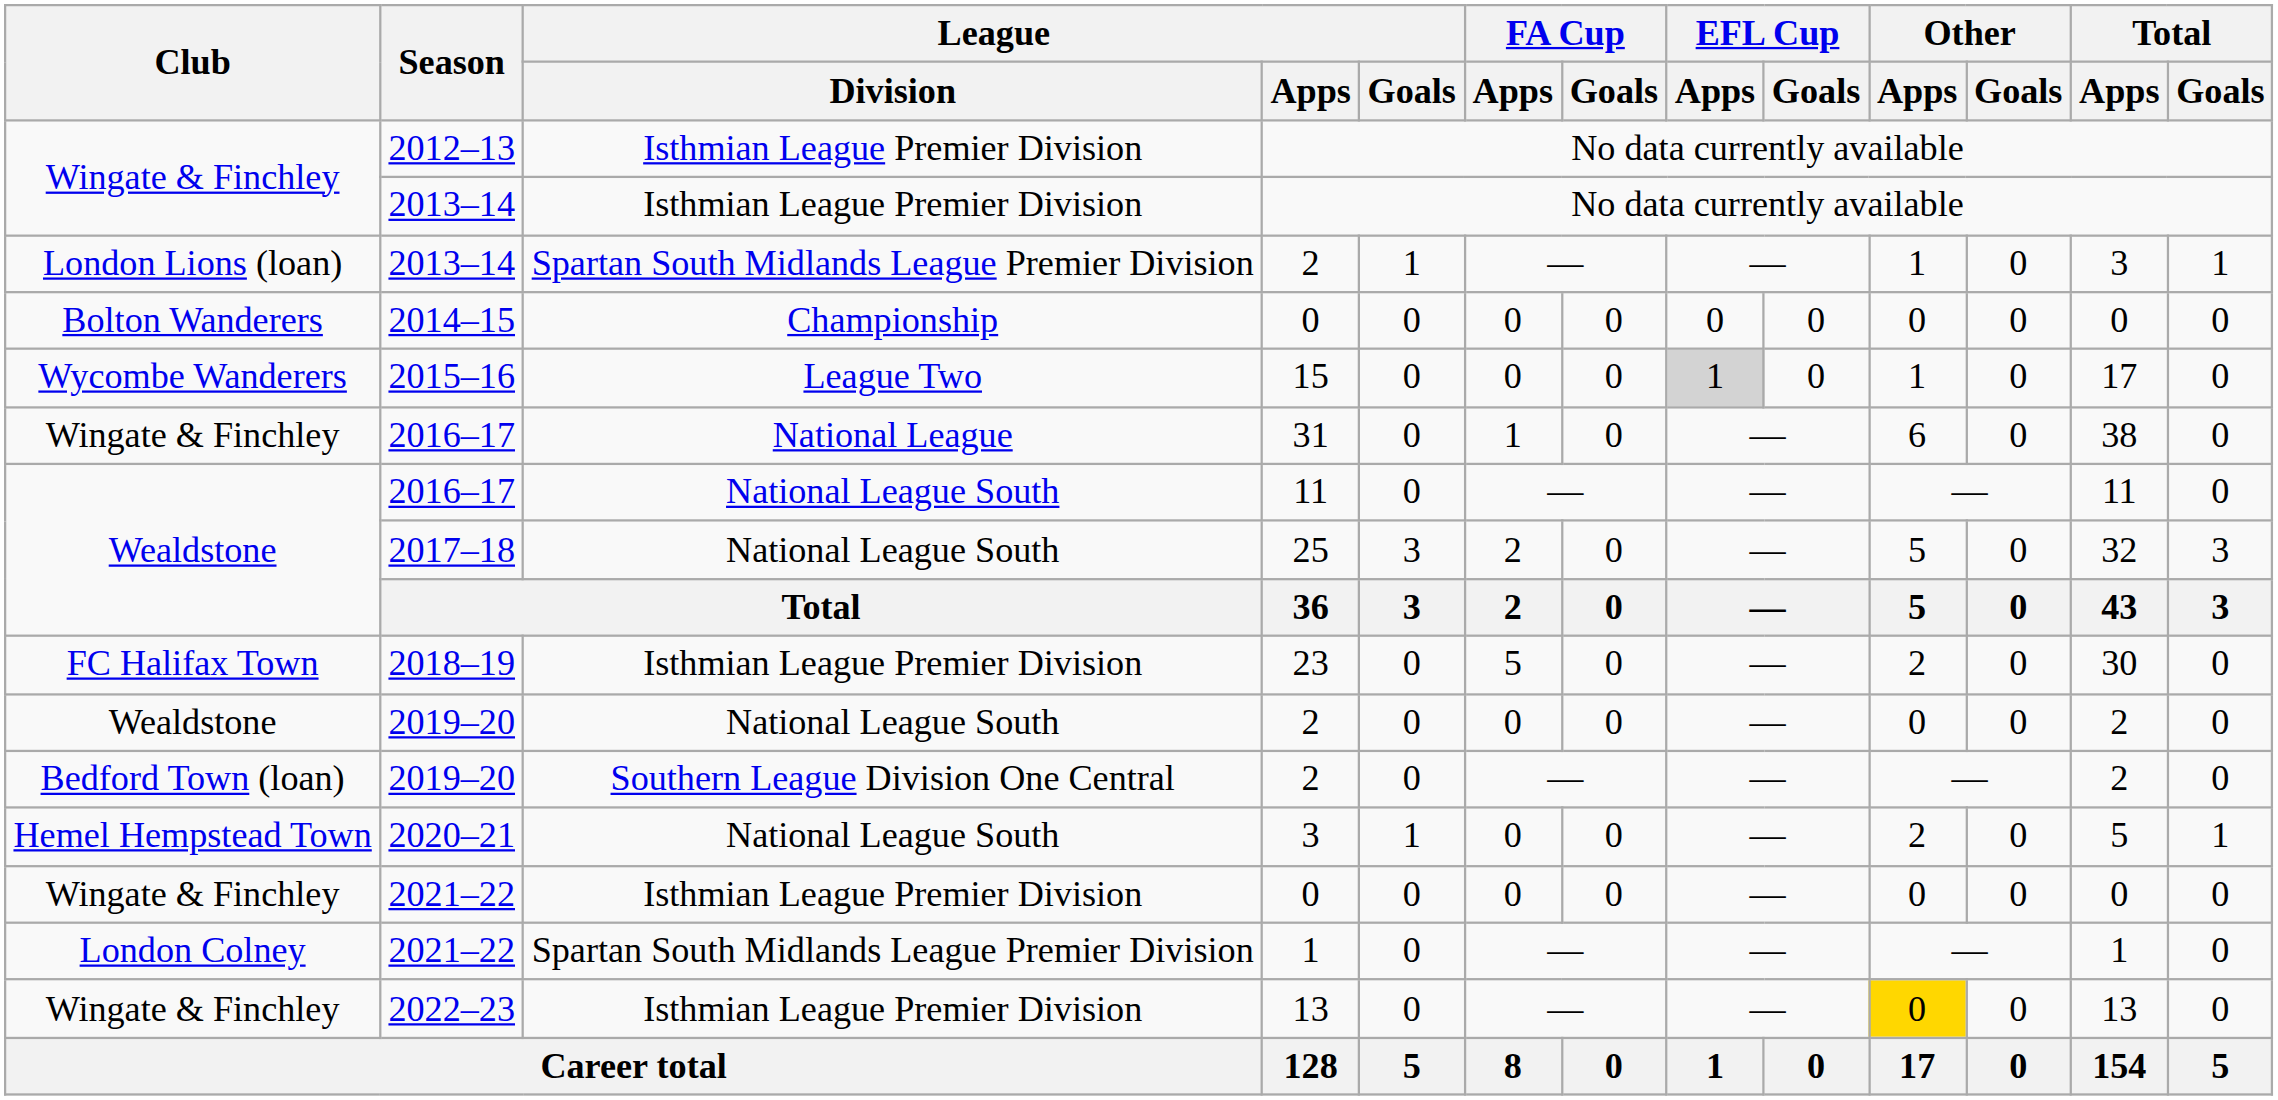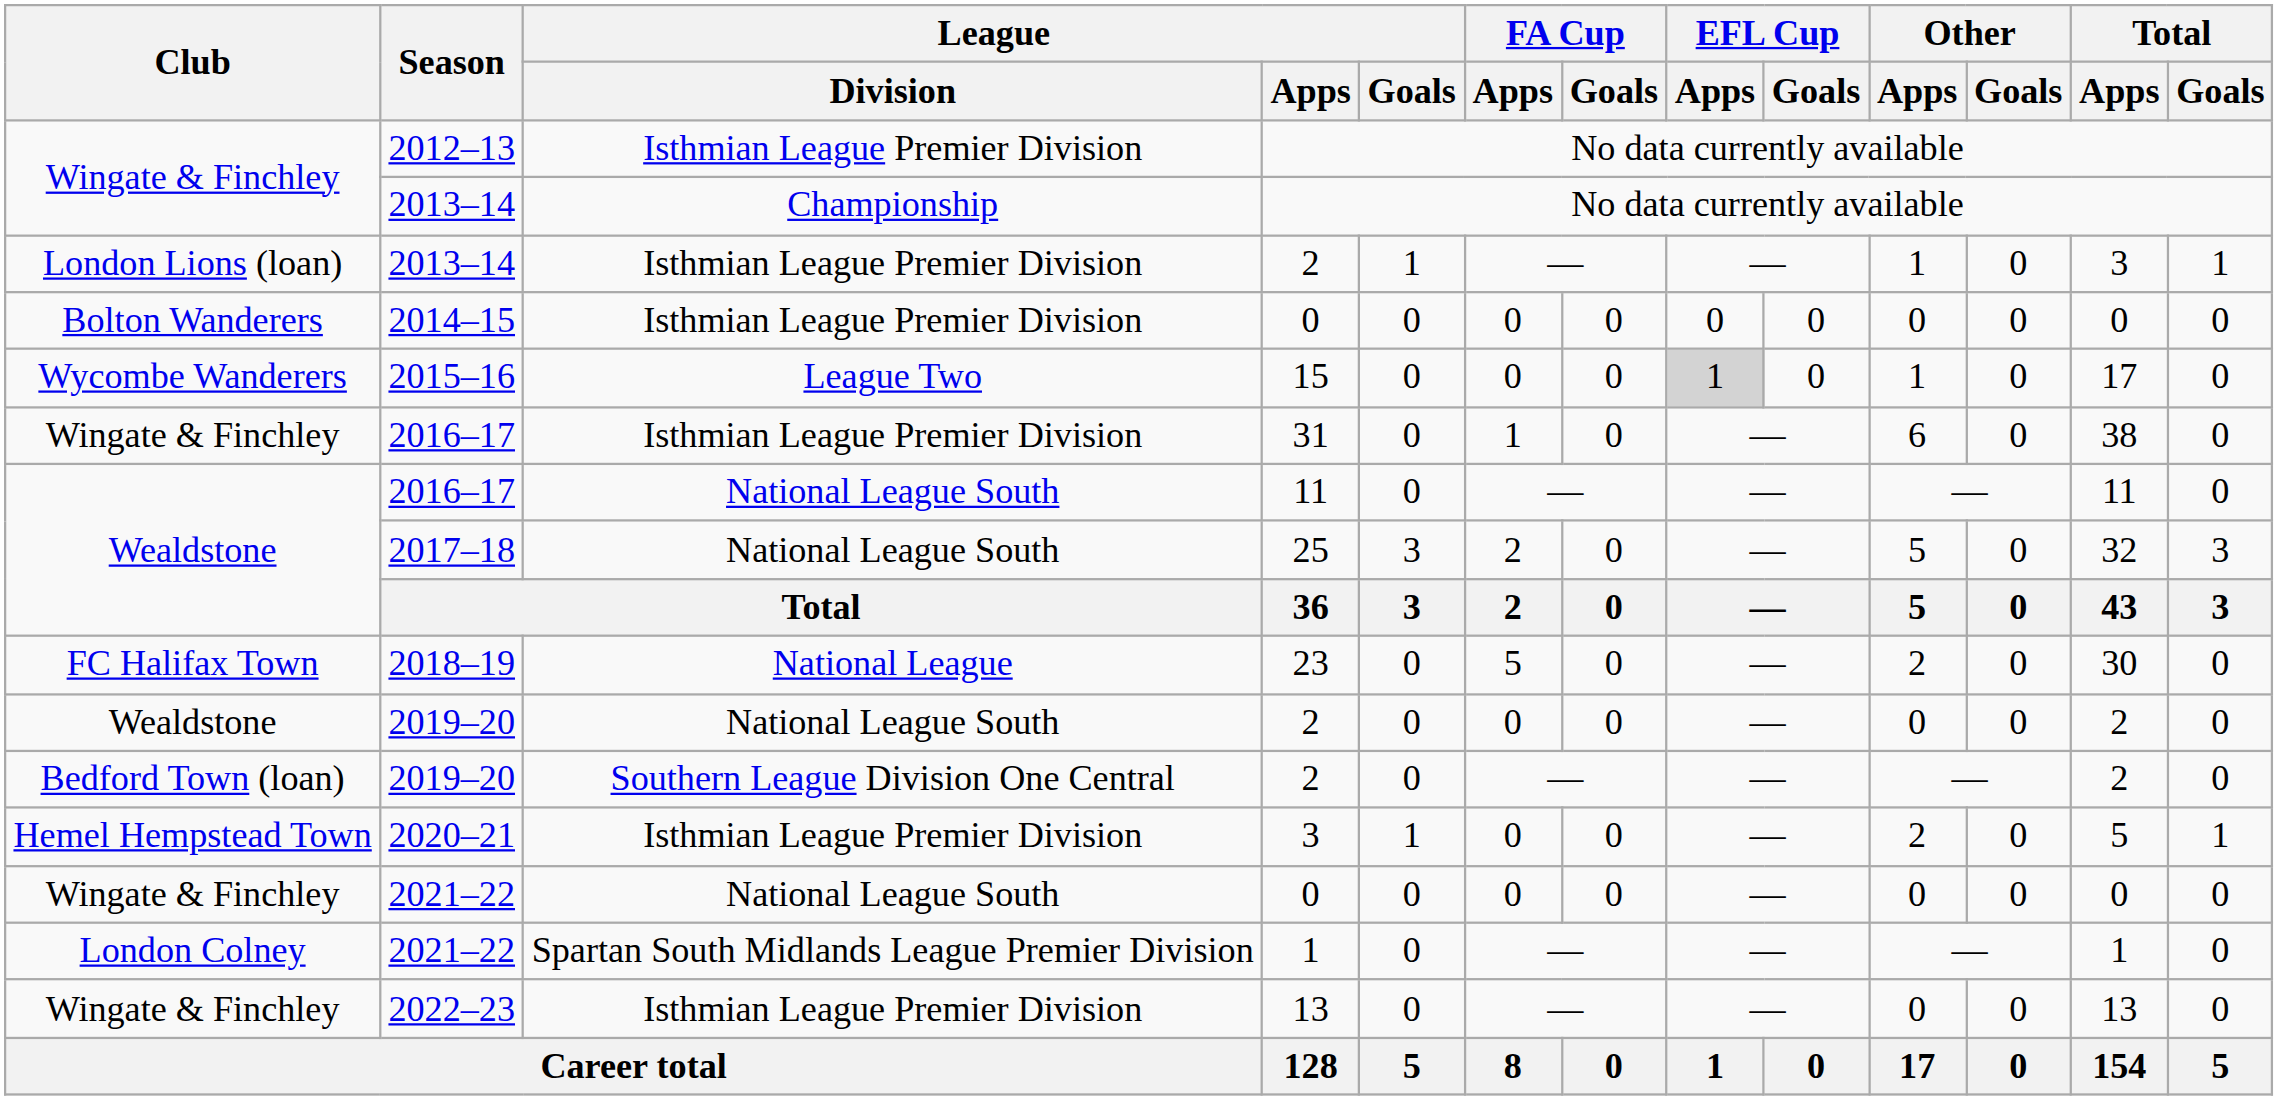(893, 205) Isthmian League Premier Division -> (893, 205) Championship
(893, 262) Spartan South Midlands League Premier Division -> (893, 262) Isthmian League Premier Division
(893, 319) Championship -> (893, 319) Isthmian League Premier Division
(893, 434) National League -> (893, 434) Isthmian League Premier Division
(893, 663) Isthmian League Premier Division -> (893, 663) National League
(893, 836) National League South -> (893, 836) Isthmian League Premier Division
(893, 893) Isthmian League Premier Division -> (893, 893) National League South
(1917, 1008) gold background -> (1917, 1008) no background
